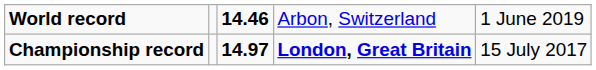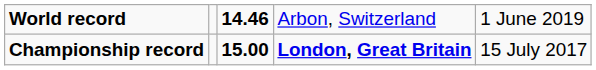(245, 49) 14.97 -> (245, 49) 15.00
